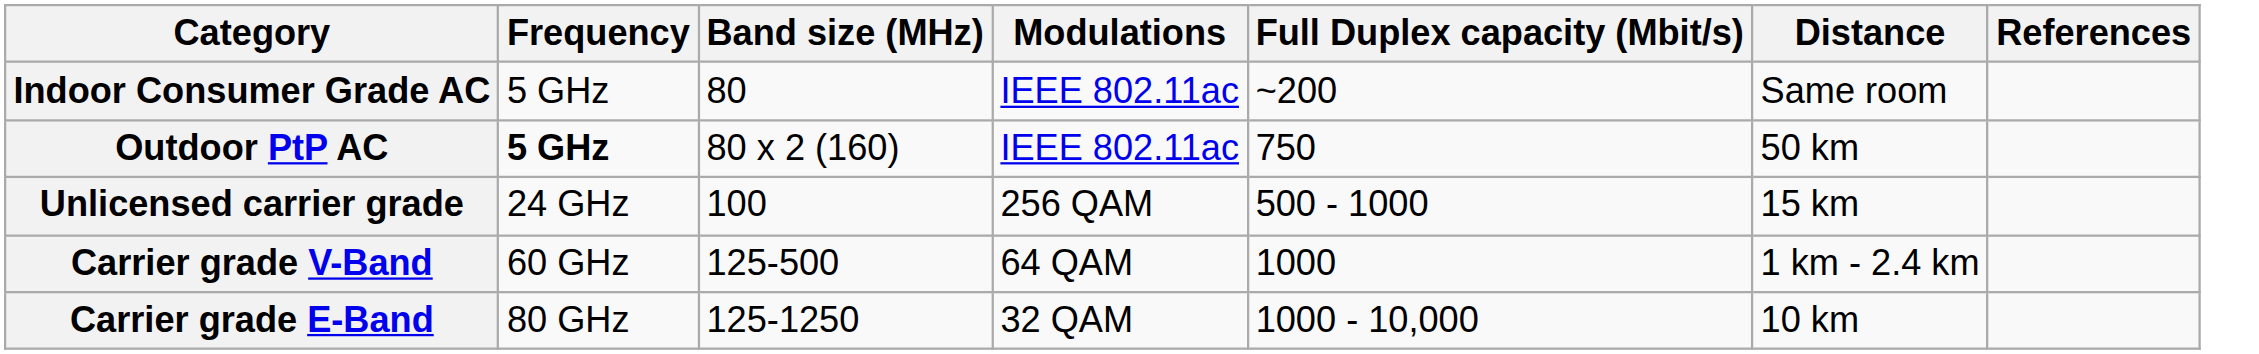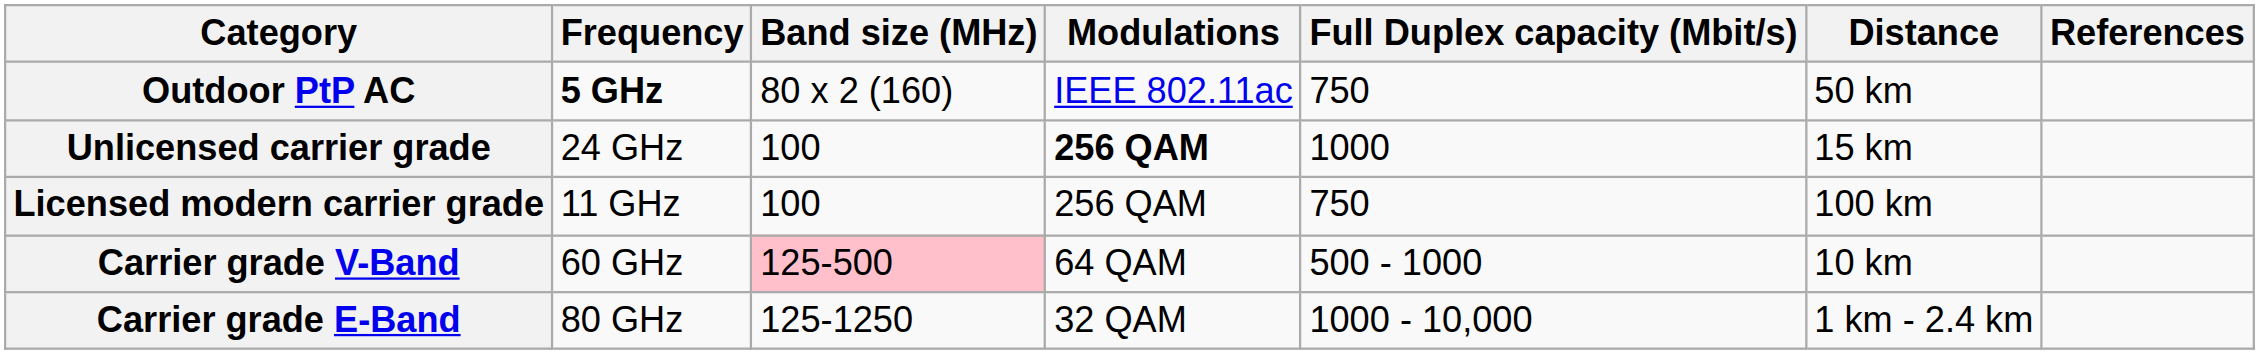- row: (252, 90)
(1077, 205) normal -> (1132, 147) bold
(1342, 205) 500 - 1000 -> (1350, 147) 1000
+ row: (279, 205)
(773, 262) no background -> (827, 262) pink background
(1296, 262) 1000 -> (1396, 262) 500 - 1000
(1870, 262) 1 km - 2.4 km -> (1864, 262) 10 km
(1810, 319) 10 km -> (1924, 319) 1 km - 2.4 km
